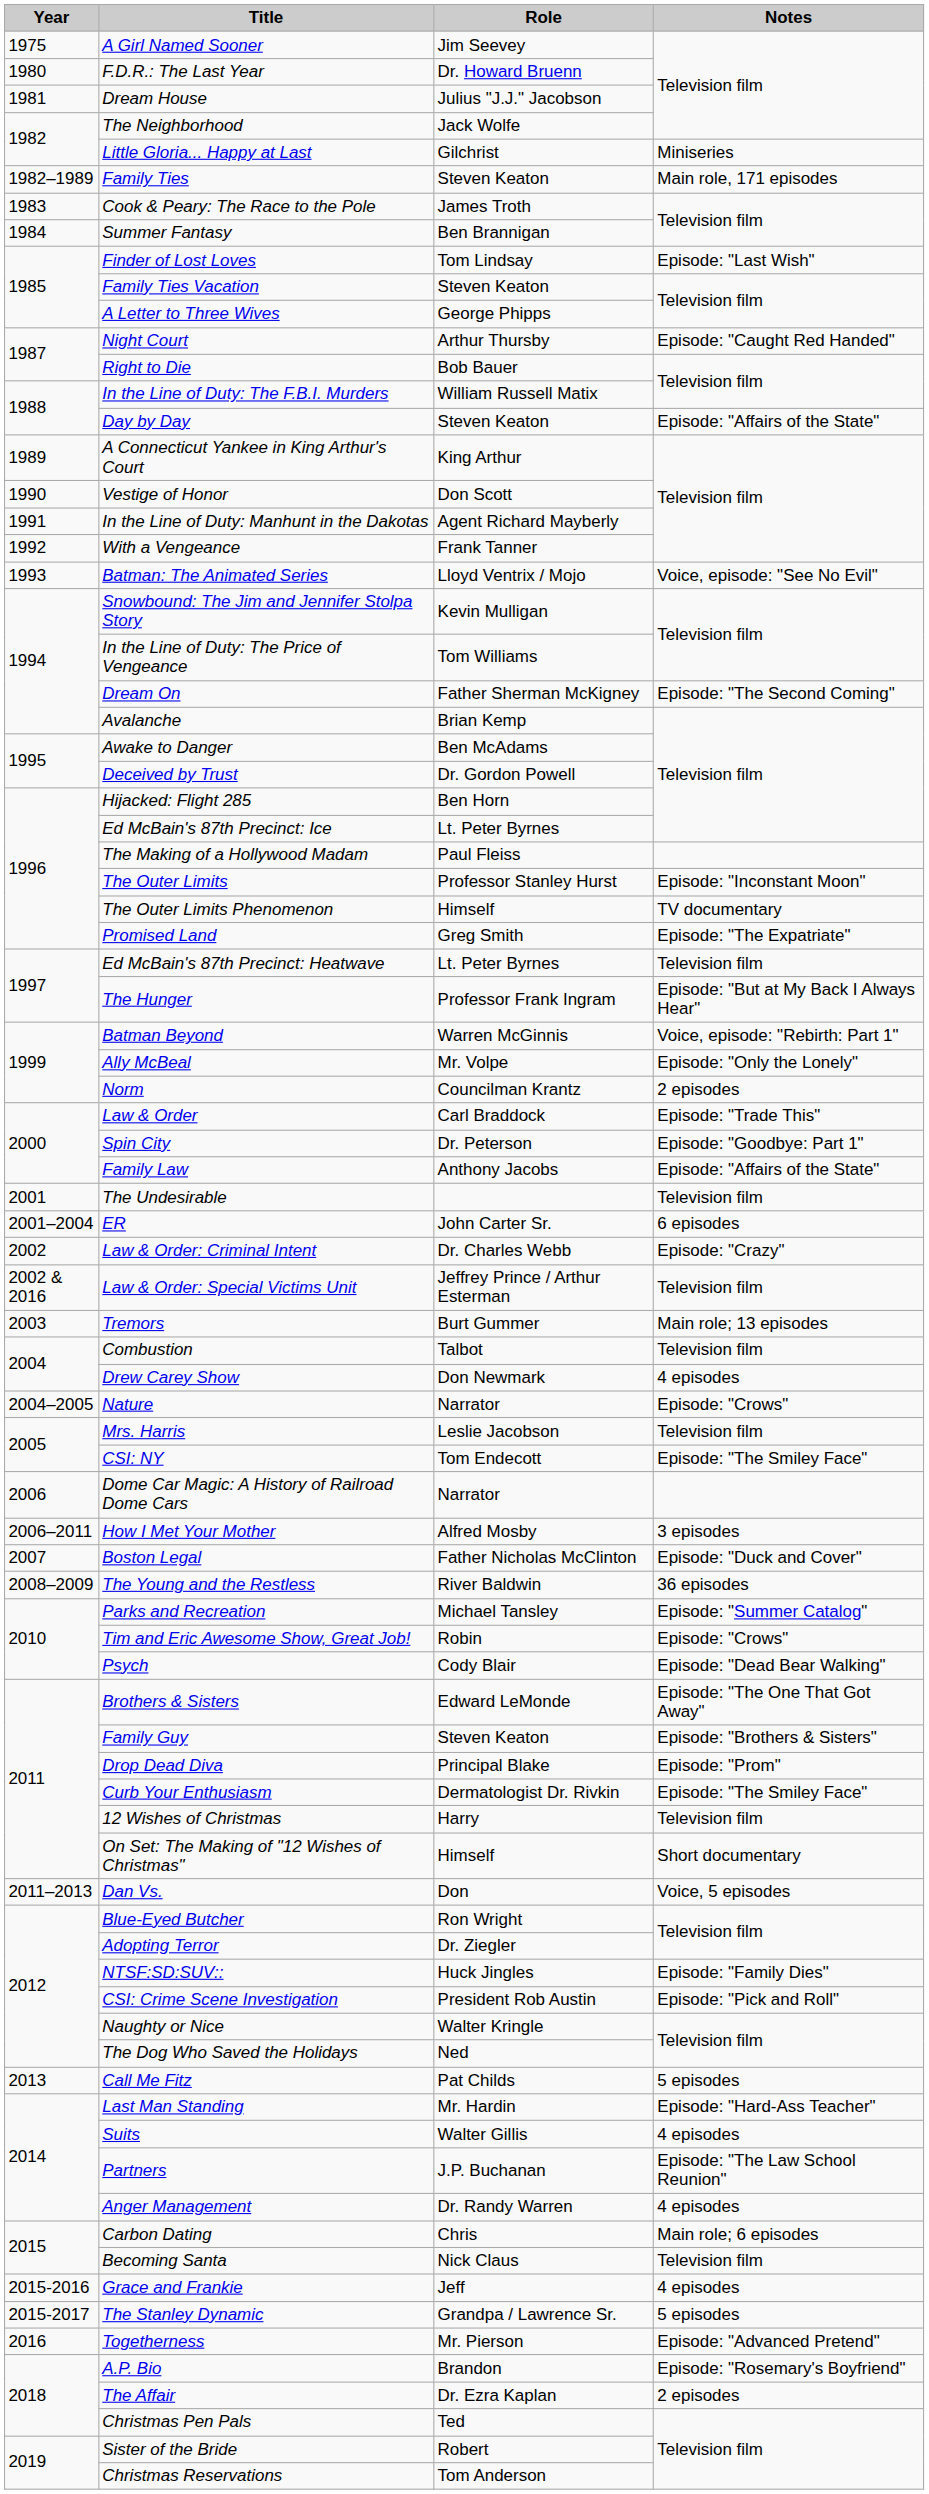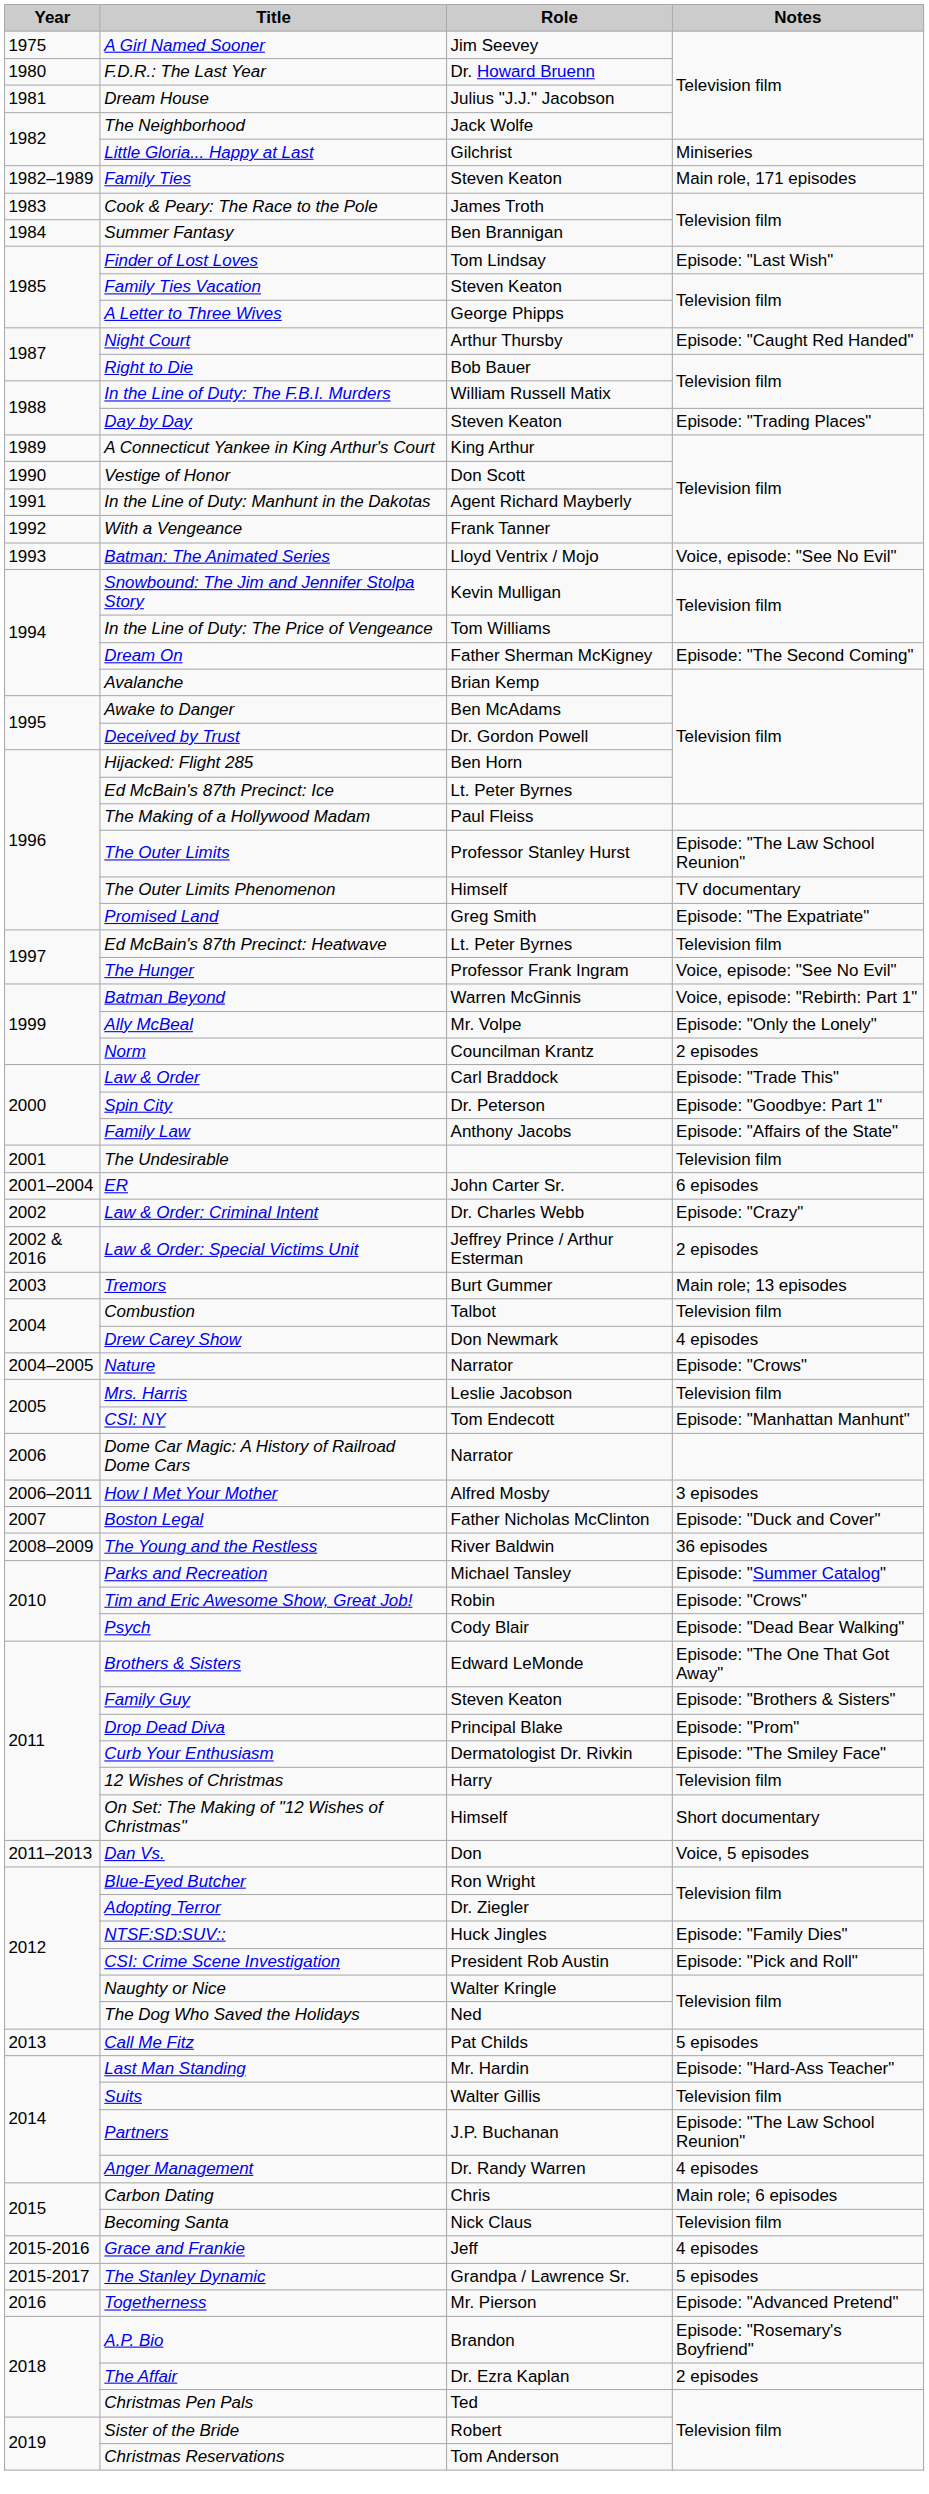(768, 421) Episode: "Affairs of the State" -> (774, 421) Episode: "Trading Places"
(761, 882) Episode: "Inconstant Moon" -> (775, 853) Episode: "The Law School Reunion"
(786, 999) Episode: "But at My Back I Always Hear" -> (786, 970) Voice, episode: "See No Evil"
(710, 1287) Television film -> (717, 1249) 2 episodes
(762, 1458) Episode: "The Smiley Face" -> (793, 1420) Episode: "Manhattan Manhunt"
(698, 2134) 4 episodes -> (729, 2095) Television film
